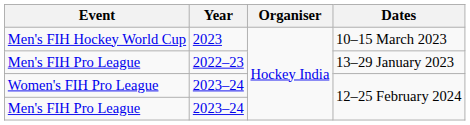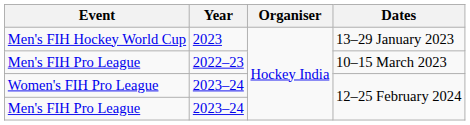(391, 39) 10–15 March 2023 -> (395, 39) 13–29 January 2023
(395, 62) 13–29 January 2023 -> (391, 62) 10–15 March 2023
